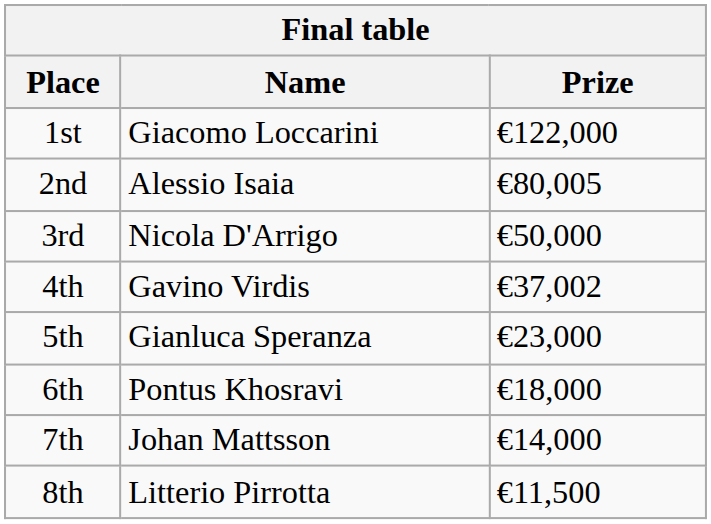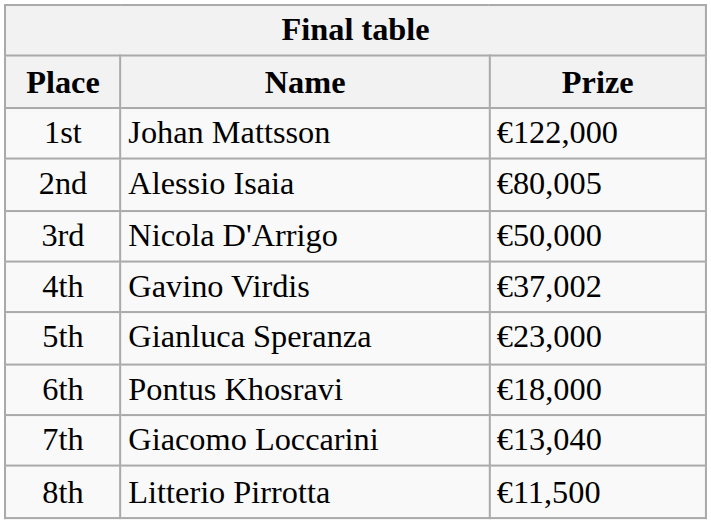(254, 132) Giacomo Loccarini -> (229, 132) Johan Mattsson
(229, 440) Johan Mattsson -> (254, 440) Giacomo Loccarini
(549, 440) €14,000 -> (549, 440) €13,040
